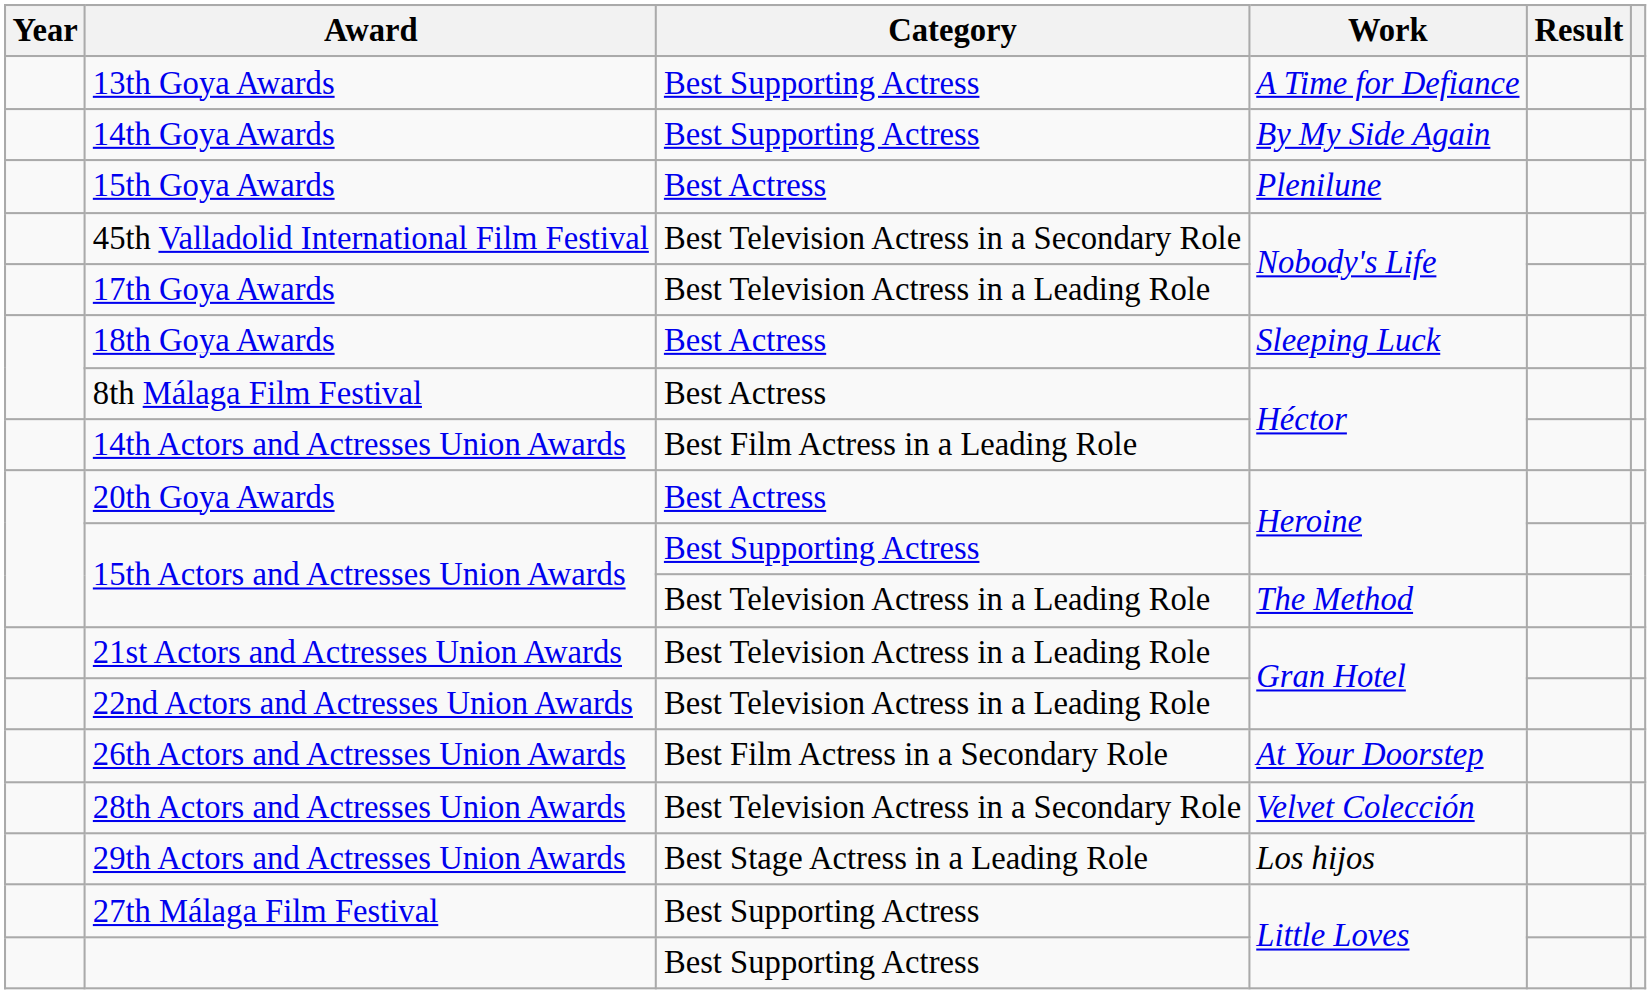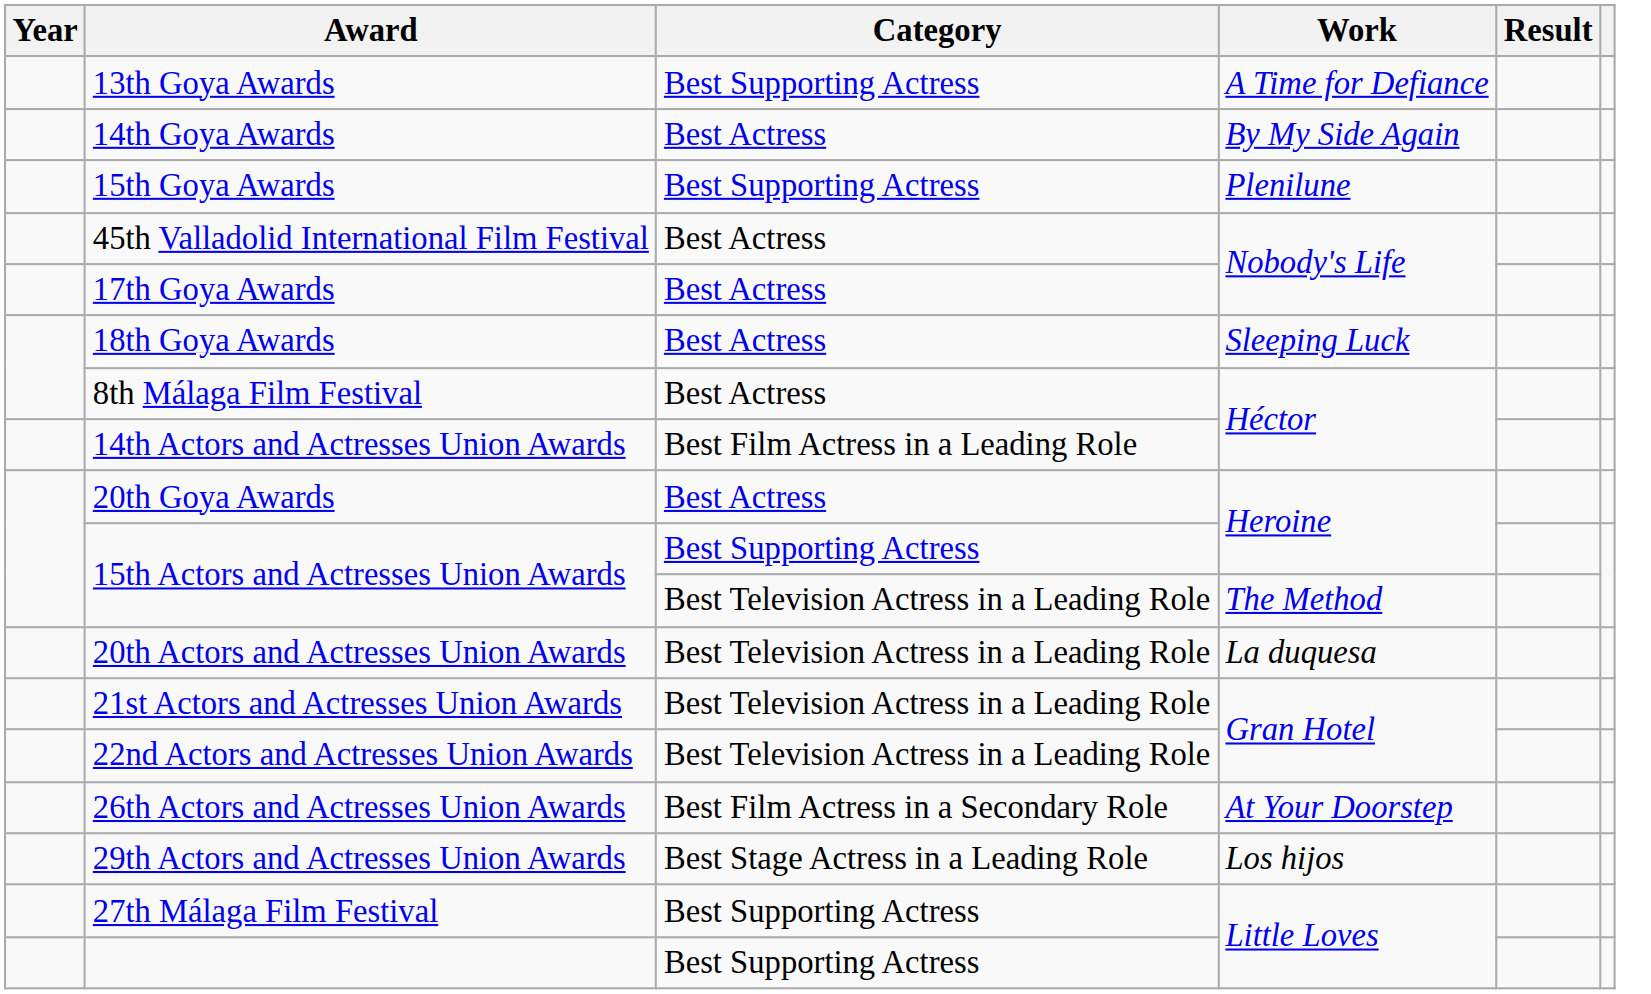(822, 133) Best Supporting Actress -> (745, 133) Best Actress
(745, 185) Best Actress -> (822, 185) Best Supporting Actress
(953, 237) Best Television Actress in a Secondary Role -> (745, 237) Best Actress
(937, 289) Best Television Actress in a Leading Role -> (745, 289) Best Actress
+ row: (359, 651)
- row: (359, 806)
